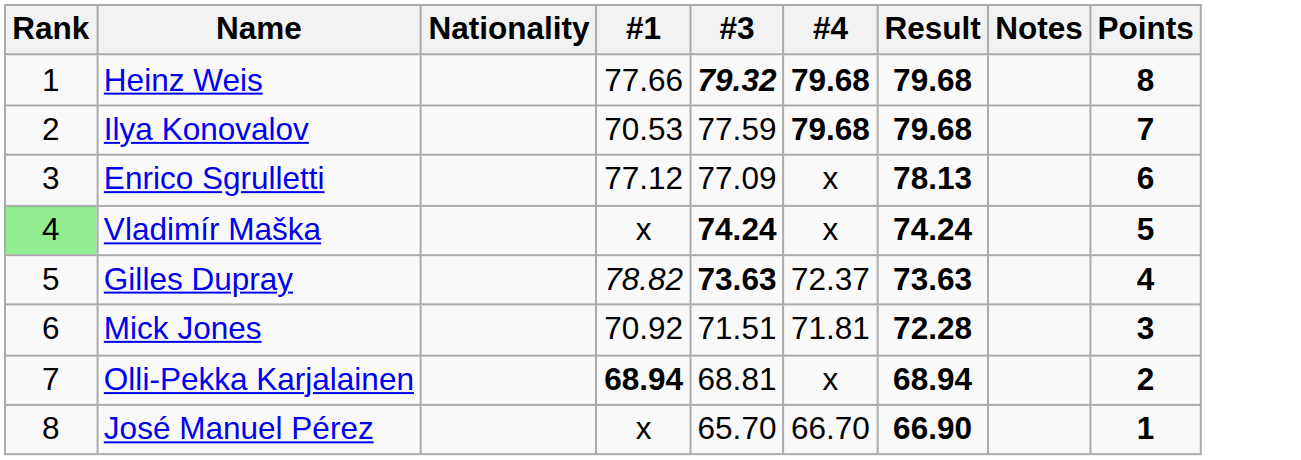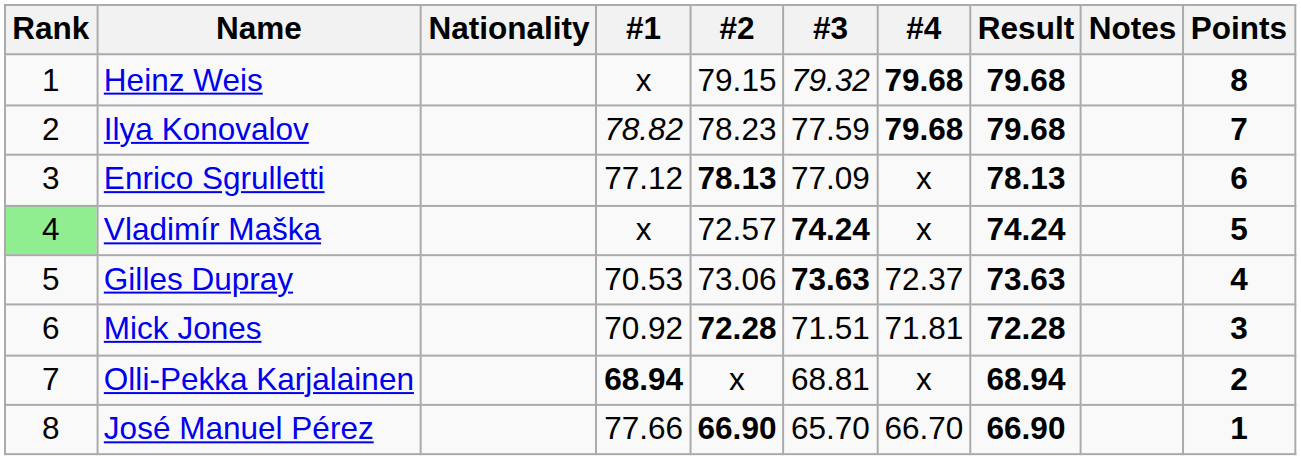+ column: (737, 29)
(644, 79) 77.66 -> (644, 79) x
(737, 79) bold -> (830, 79) normal
(644, 129) 70.53 -> (644, 129) 78.82
(644, 279) 78.82 -> (644, 279) 70.53
(644, 429) x -> (644, 429) 77.66
